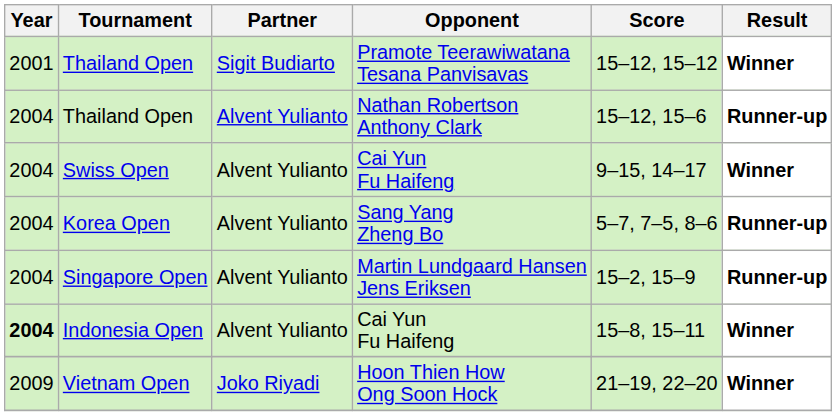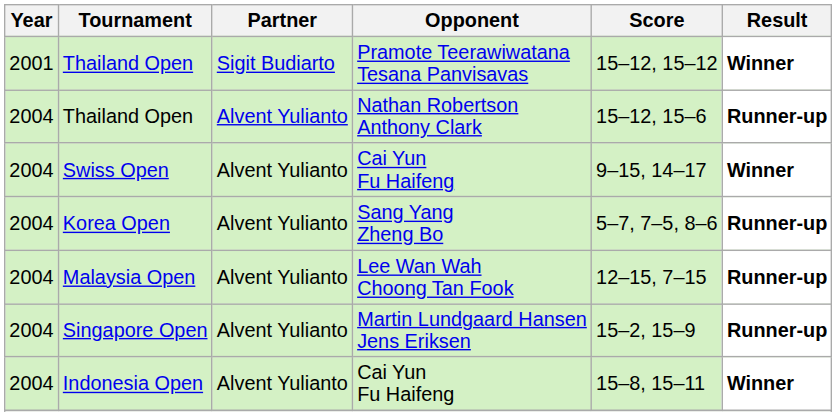+ row: (129, 277)
(31, 331) bold -> (31, 384) normal
- row: (126, 384)
